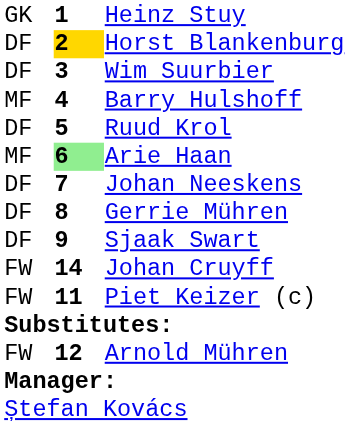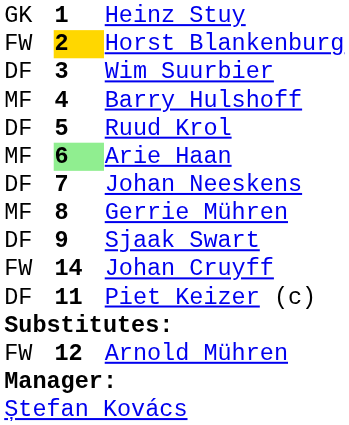(18, 44) DF -> (18, 44) FW
(18, 213) DF -> (18, 213) MF
(18, 297) FW -> (18, 297) DF
